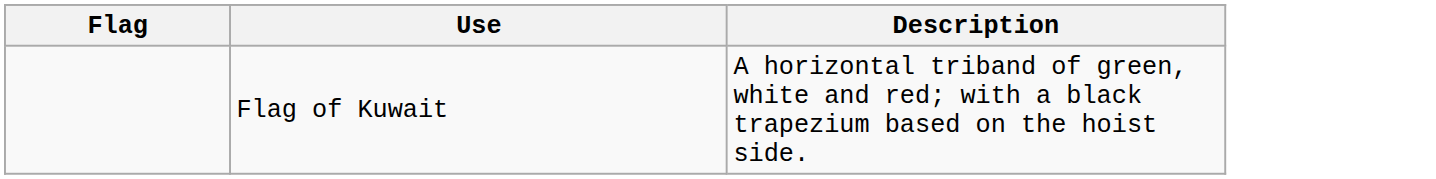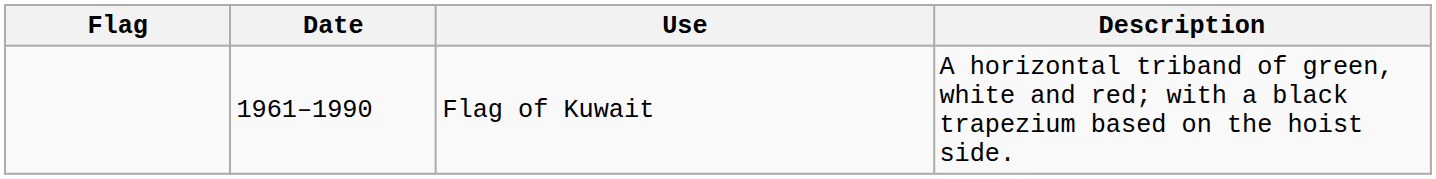+ column: (333, 26)
